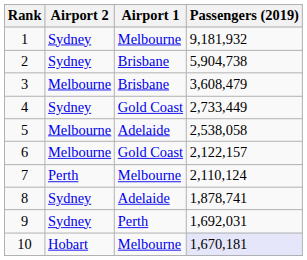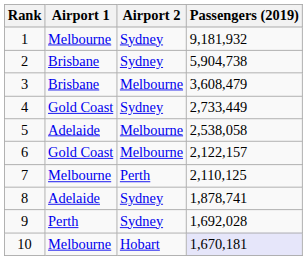columns swapped: (150, 15) <-> (80, 15)
(218, 175) 2,110,124 -> (218, 175) 2,110,125
(218, 221) 1,692,031 -> (218, 221) 1,692,028
